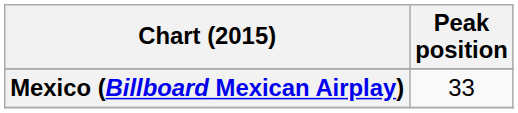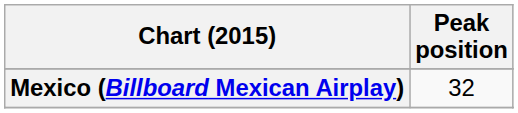(461, 88) 33 -> (461, 88) 32
